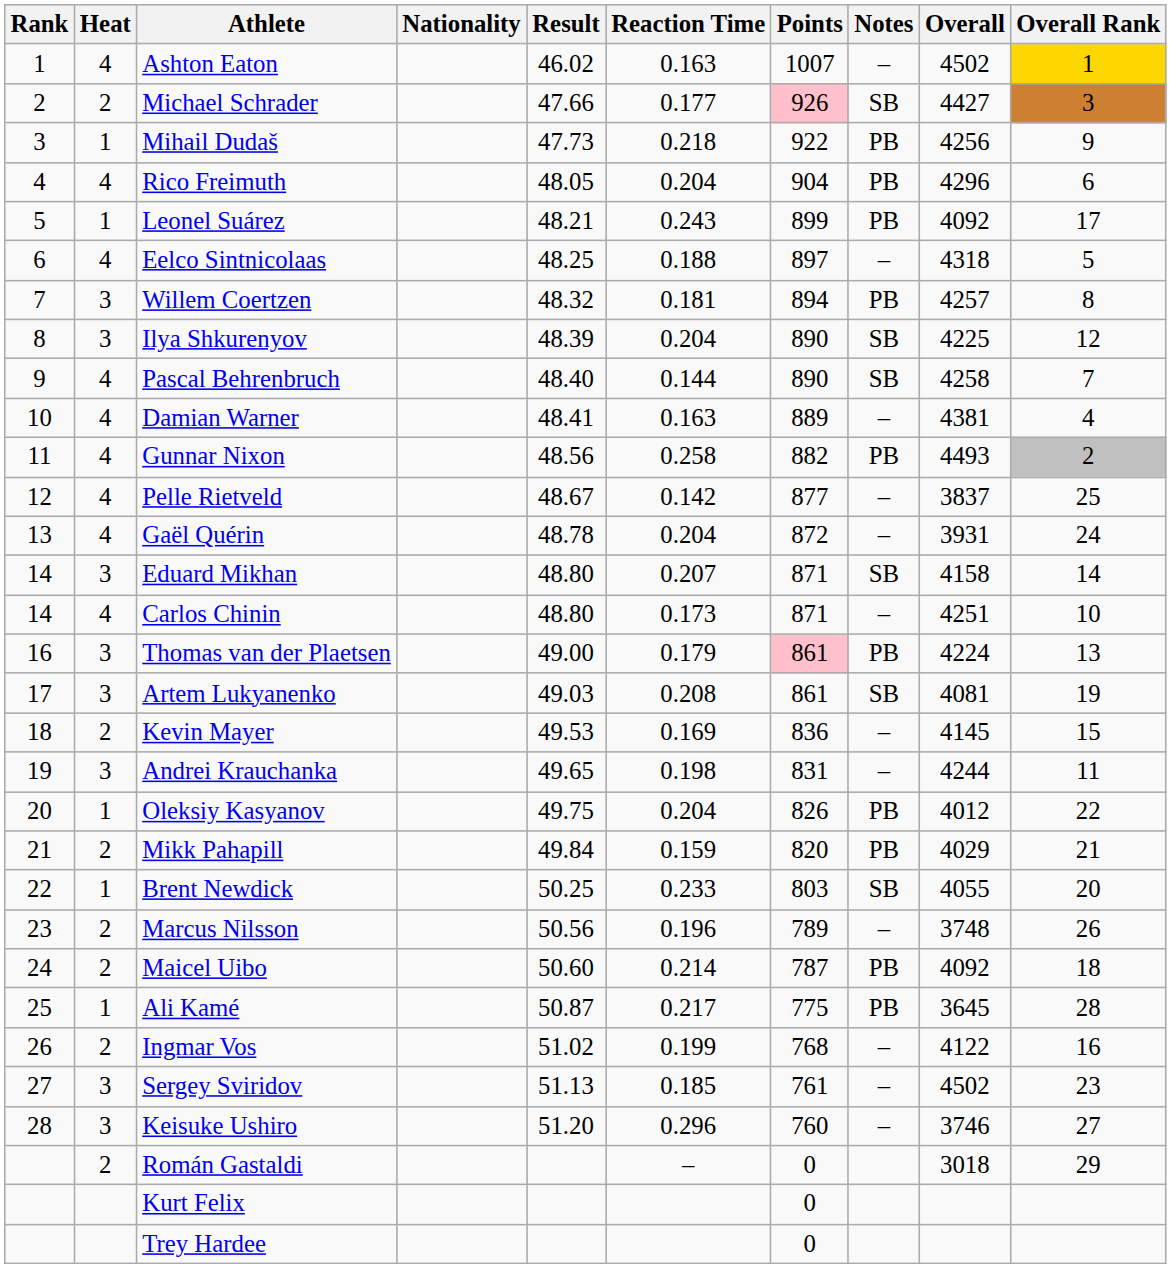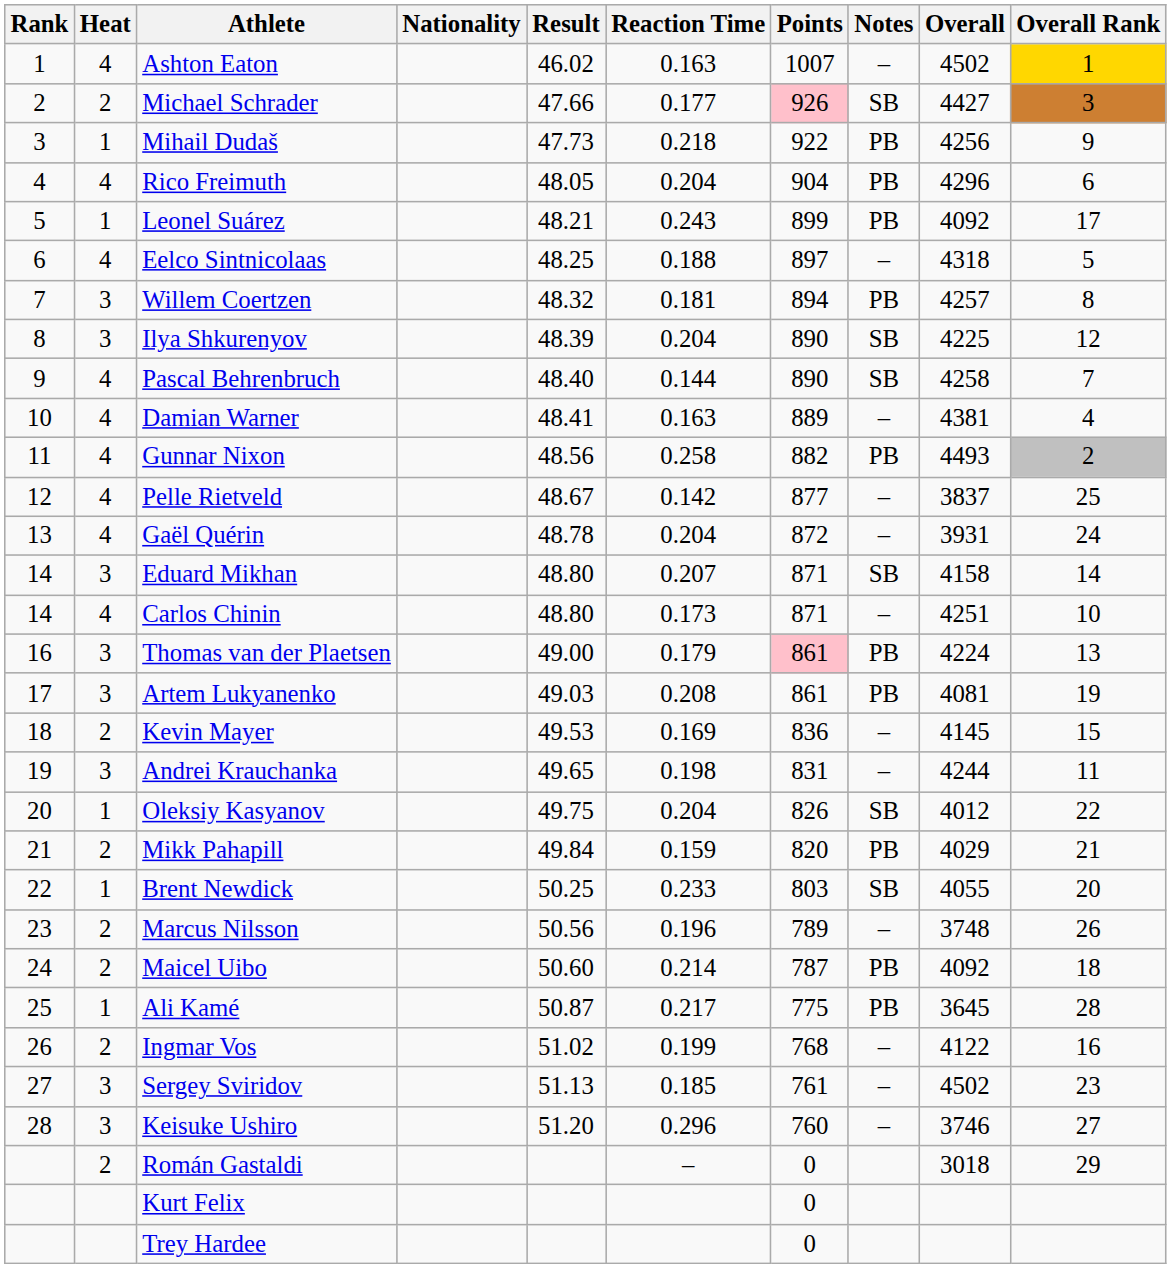(884, 692) SB -> (884, 692) PB
(884, 810) PB -> (884, 810) SB
